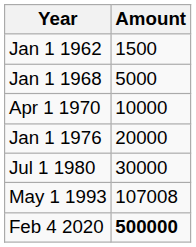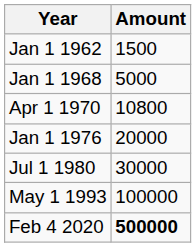(141, 108) 10000 -> (141, 108) 10800
(147, 197) 107008 -> (147, 197) 100000
